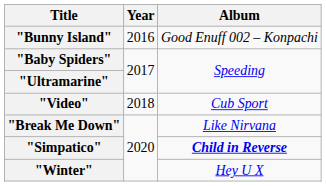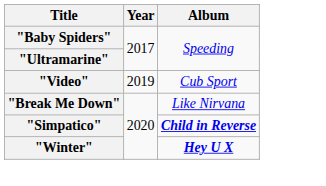- row: (64, 37)
(141, 103) 2018 -> (141, 81) 2019
(239, 170) normal -> (209, 147) bold
